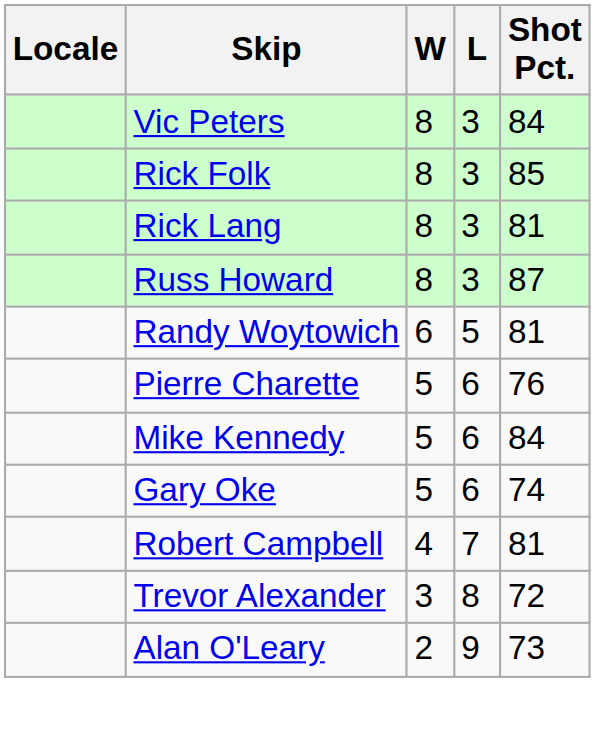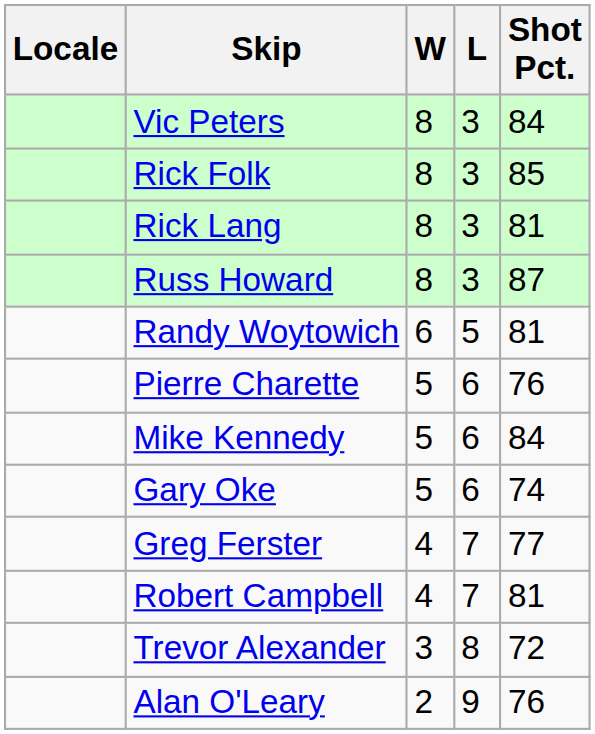+ row: (228, 543)
(526, 648) 73 -> (526, 701) 76
